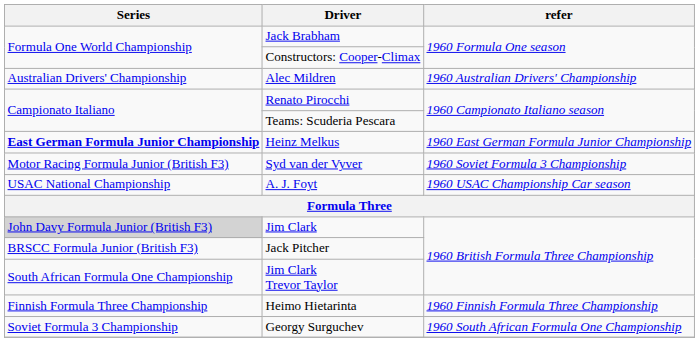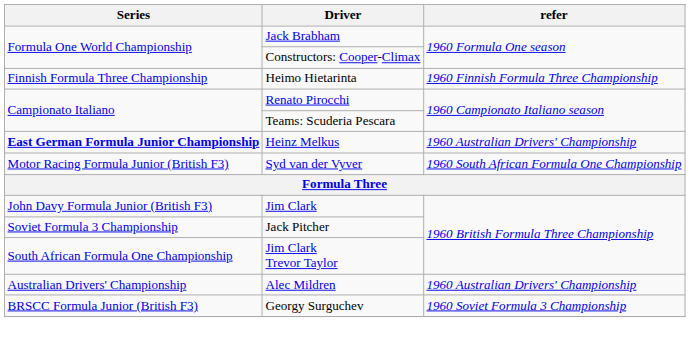rows swapped: (301, 78) <-> (311, 305)
(559, 142) 1960 East German Formula Junior Championship -> (531, 142) 1960 Australian Drivers' Championship
(526, 163) 1960 Soviet Formula 3 Championship -> (554, 163) 1960 South African Formula One Championship
- row: (291, 184)
(110, 227) lightgrey background -> (110, 205) no background
(103, 248) BRSCC Formula Junior (British F3) -> (93, 227) Soviet Formula 3 Championship
(93, 326) Soviet Formula 3 Championship -> (103, 305) BRSCC Formula Junior (British F3)
(554, 326) 1960 South African Formula One Championship -> (526, 305) 1960 Soviet Formula 3 Championship
